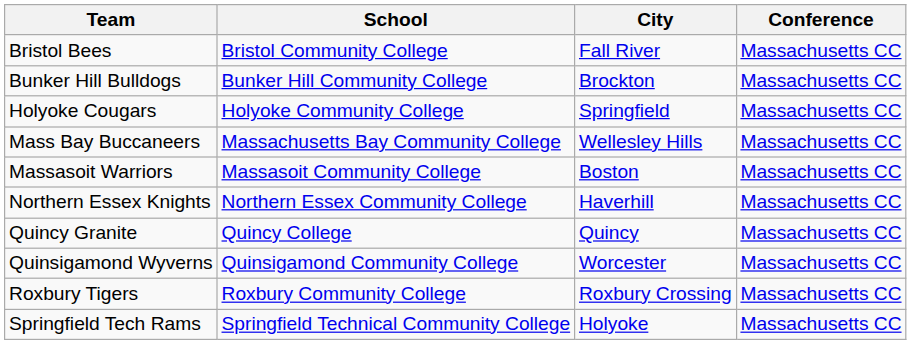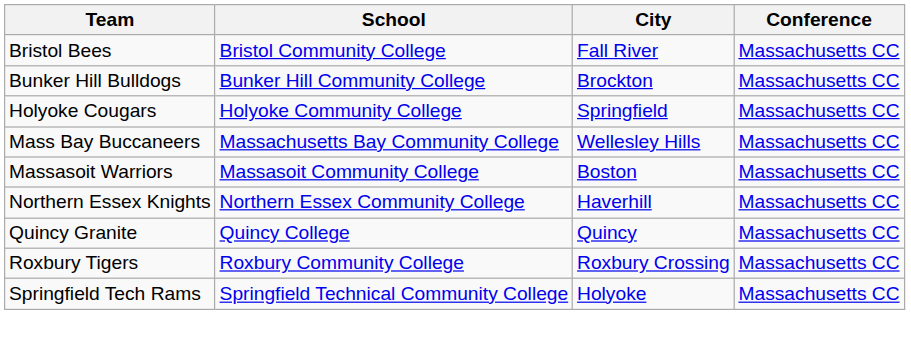- row: (111, 263)
